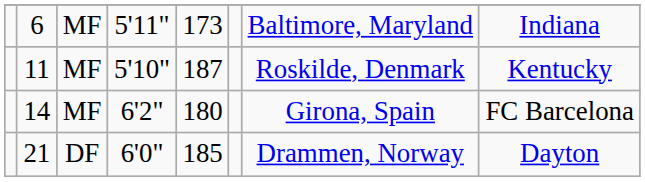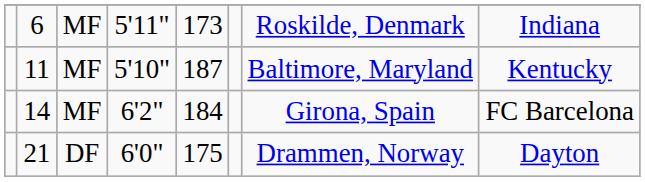(360, 25) Baltimore, Maryland -> (360, 25) Roskilde, Denmark
(360, 68) Roskilde, Denmark -> (360, 68) Baltimore, Maryland
(203, 111) 180 -> (203, 111) 184
(203, 153) 185 -> (203, 153) 175
